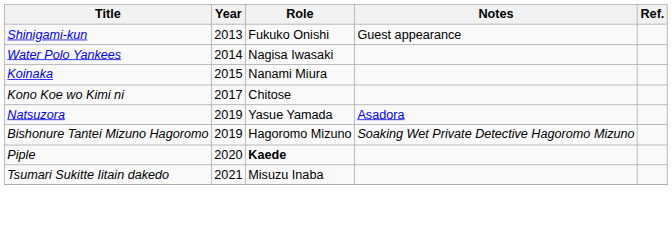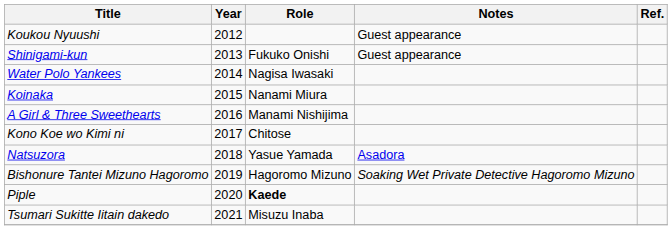+ row: (53, 34)
+ row: (84, 114)
(228, 114) 2019 -> (228, 154) 2018
